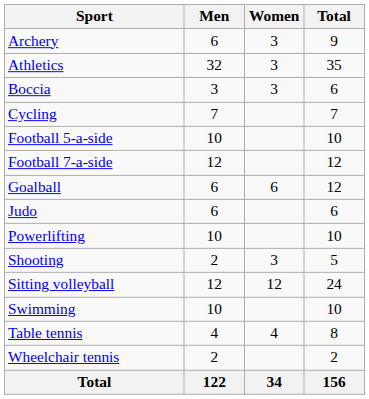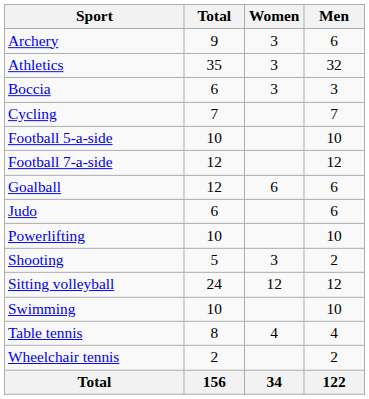columns swapped: (214, 16) <-> (334, 16)
